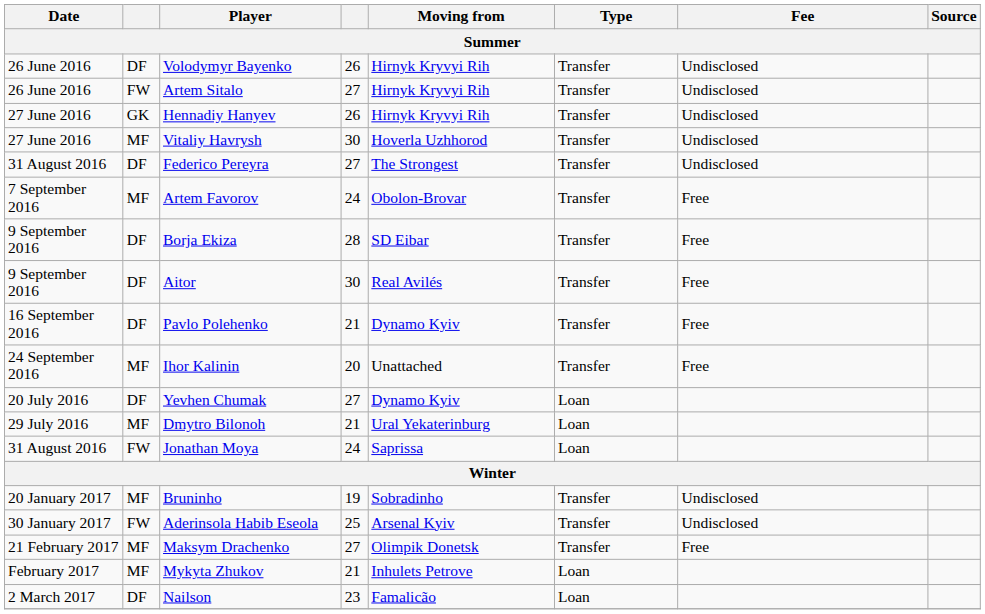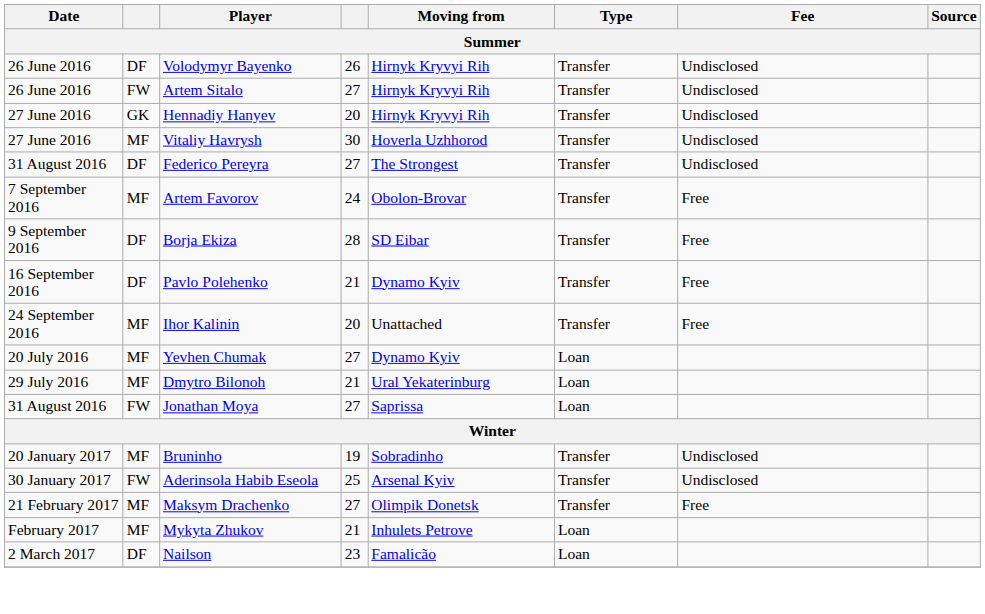(353, 115) 26 -> (353, 115) 20
- row: (179, 281)
(137, 399) DF -> (138, 357) MF
(353, 448) 24 -> (353, 406) 27
